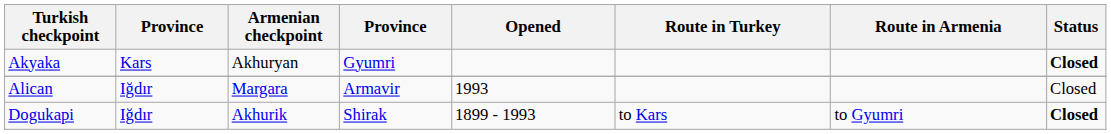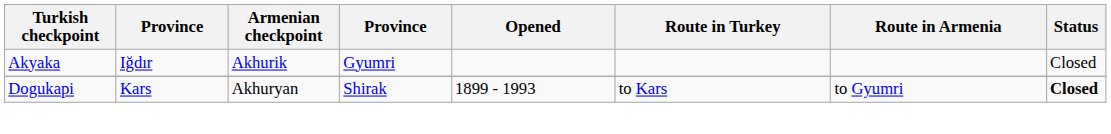(136, 62) Kars -> (136, 62) Iğdır
(265, 62) Akhuryan -> (259, 62) Akhurik
(1074, 62) bold -> (1073, 62) normal
- row: (31, 89)
(136, 115) Iğdır -> (136, 89) Kars
(259, 115) Akhurik -> (265, 89) Akhuryan
